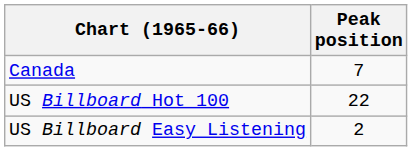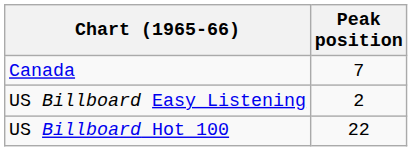rows swapped: (119, 101) <-> (158, 130)
